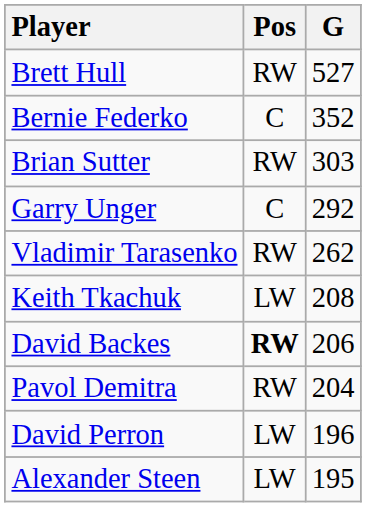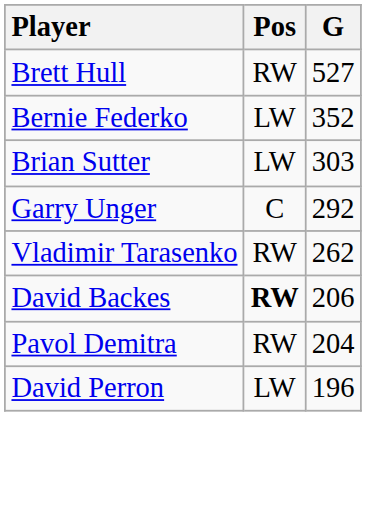(275, 117) C -> (275, 117) LW
(275, 162) RW -> (275, 162) LW
- row: (96, 298)
- row: (106, 478)
